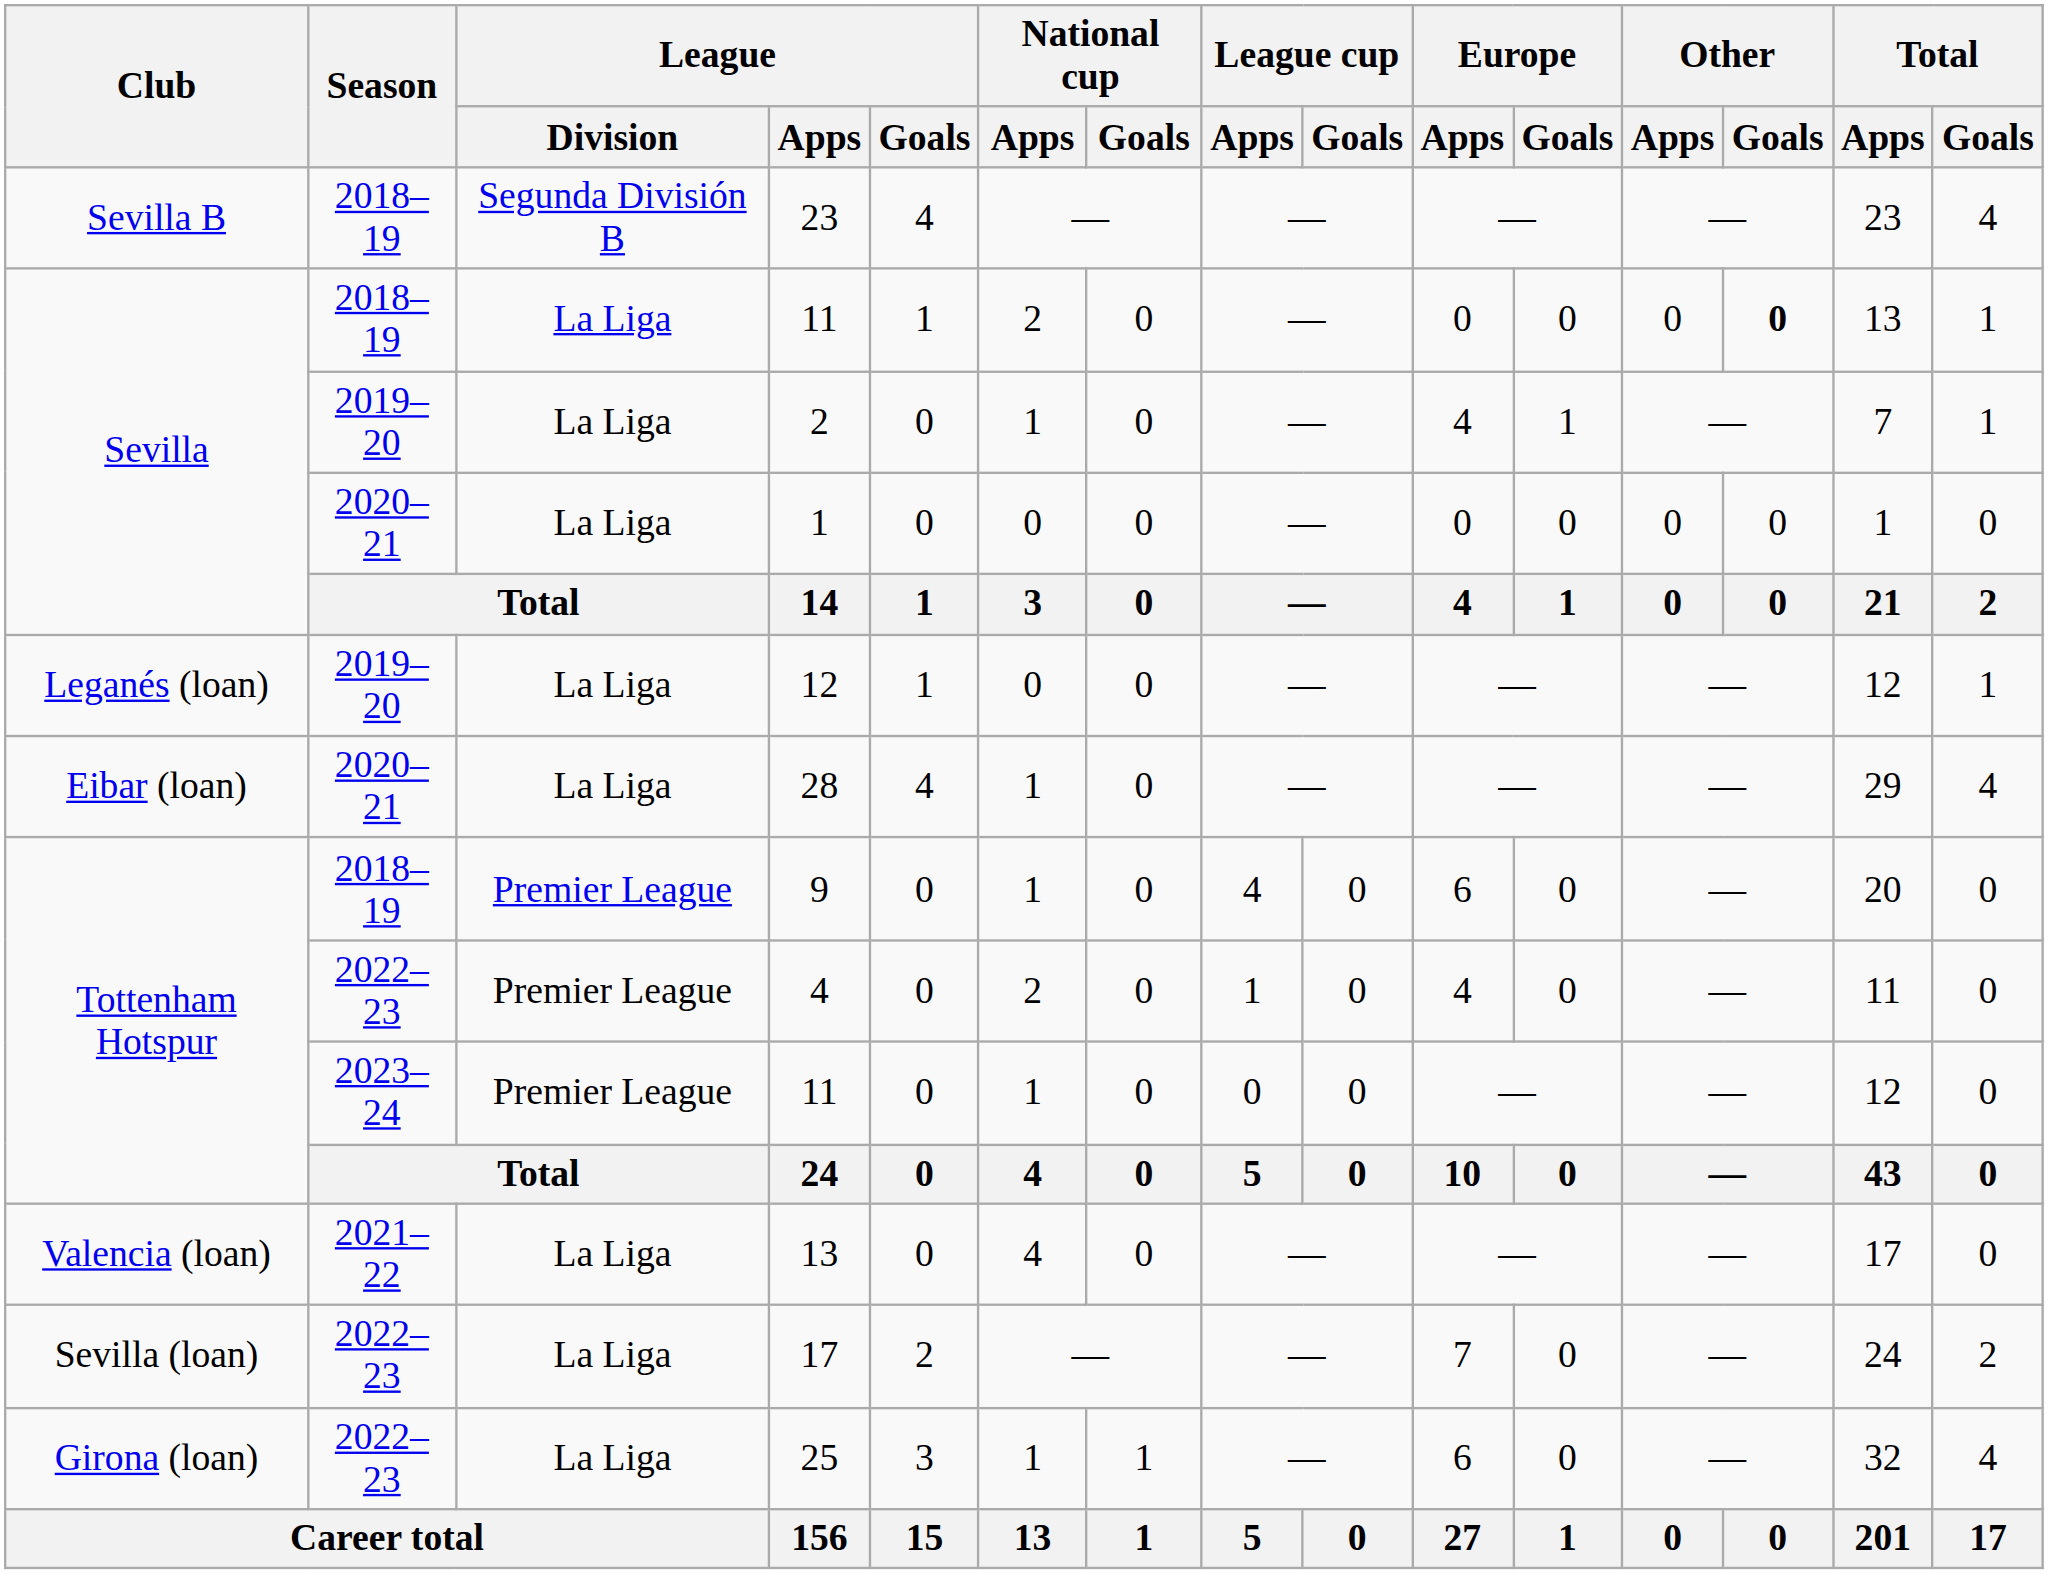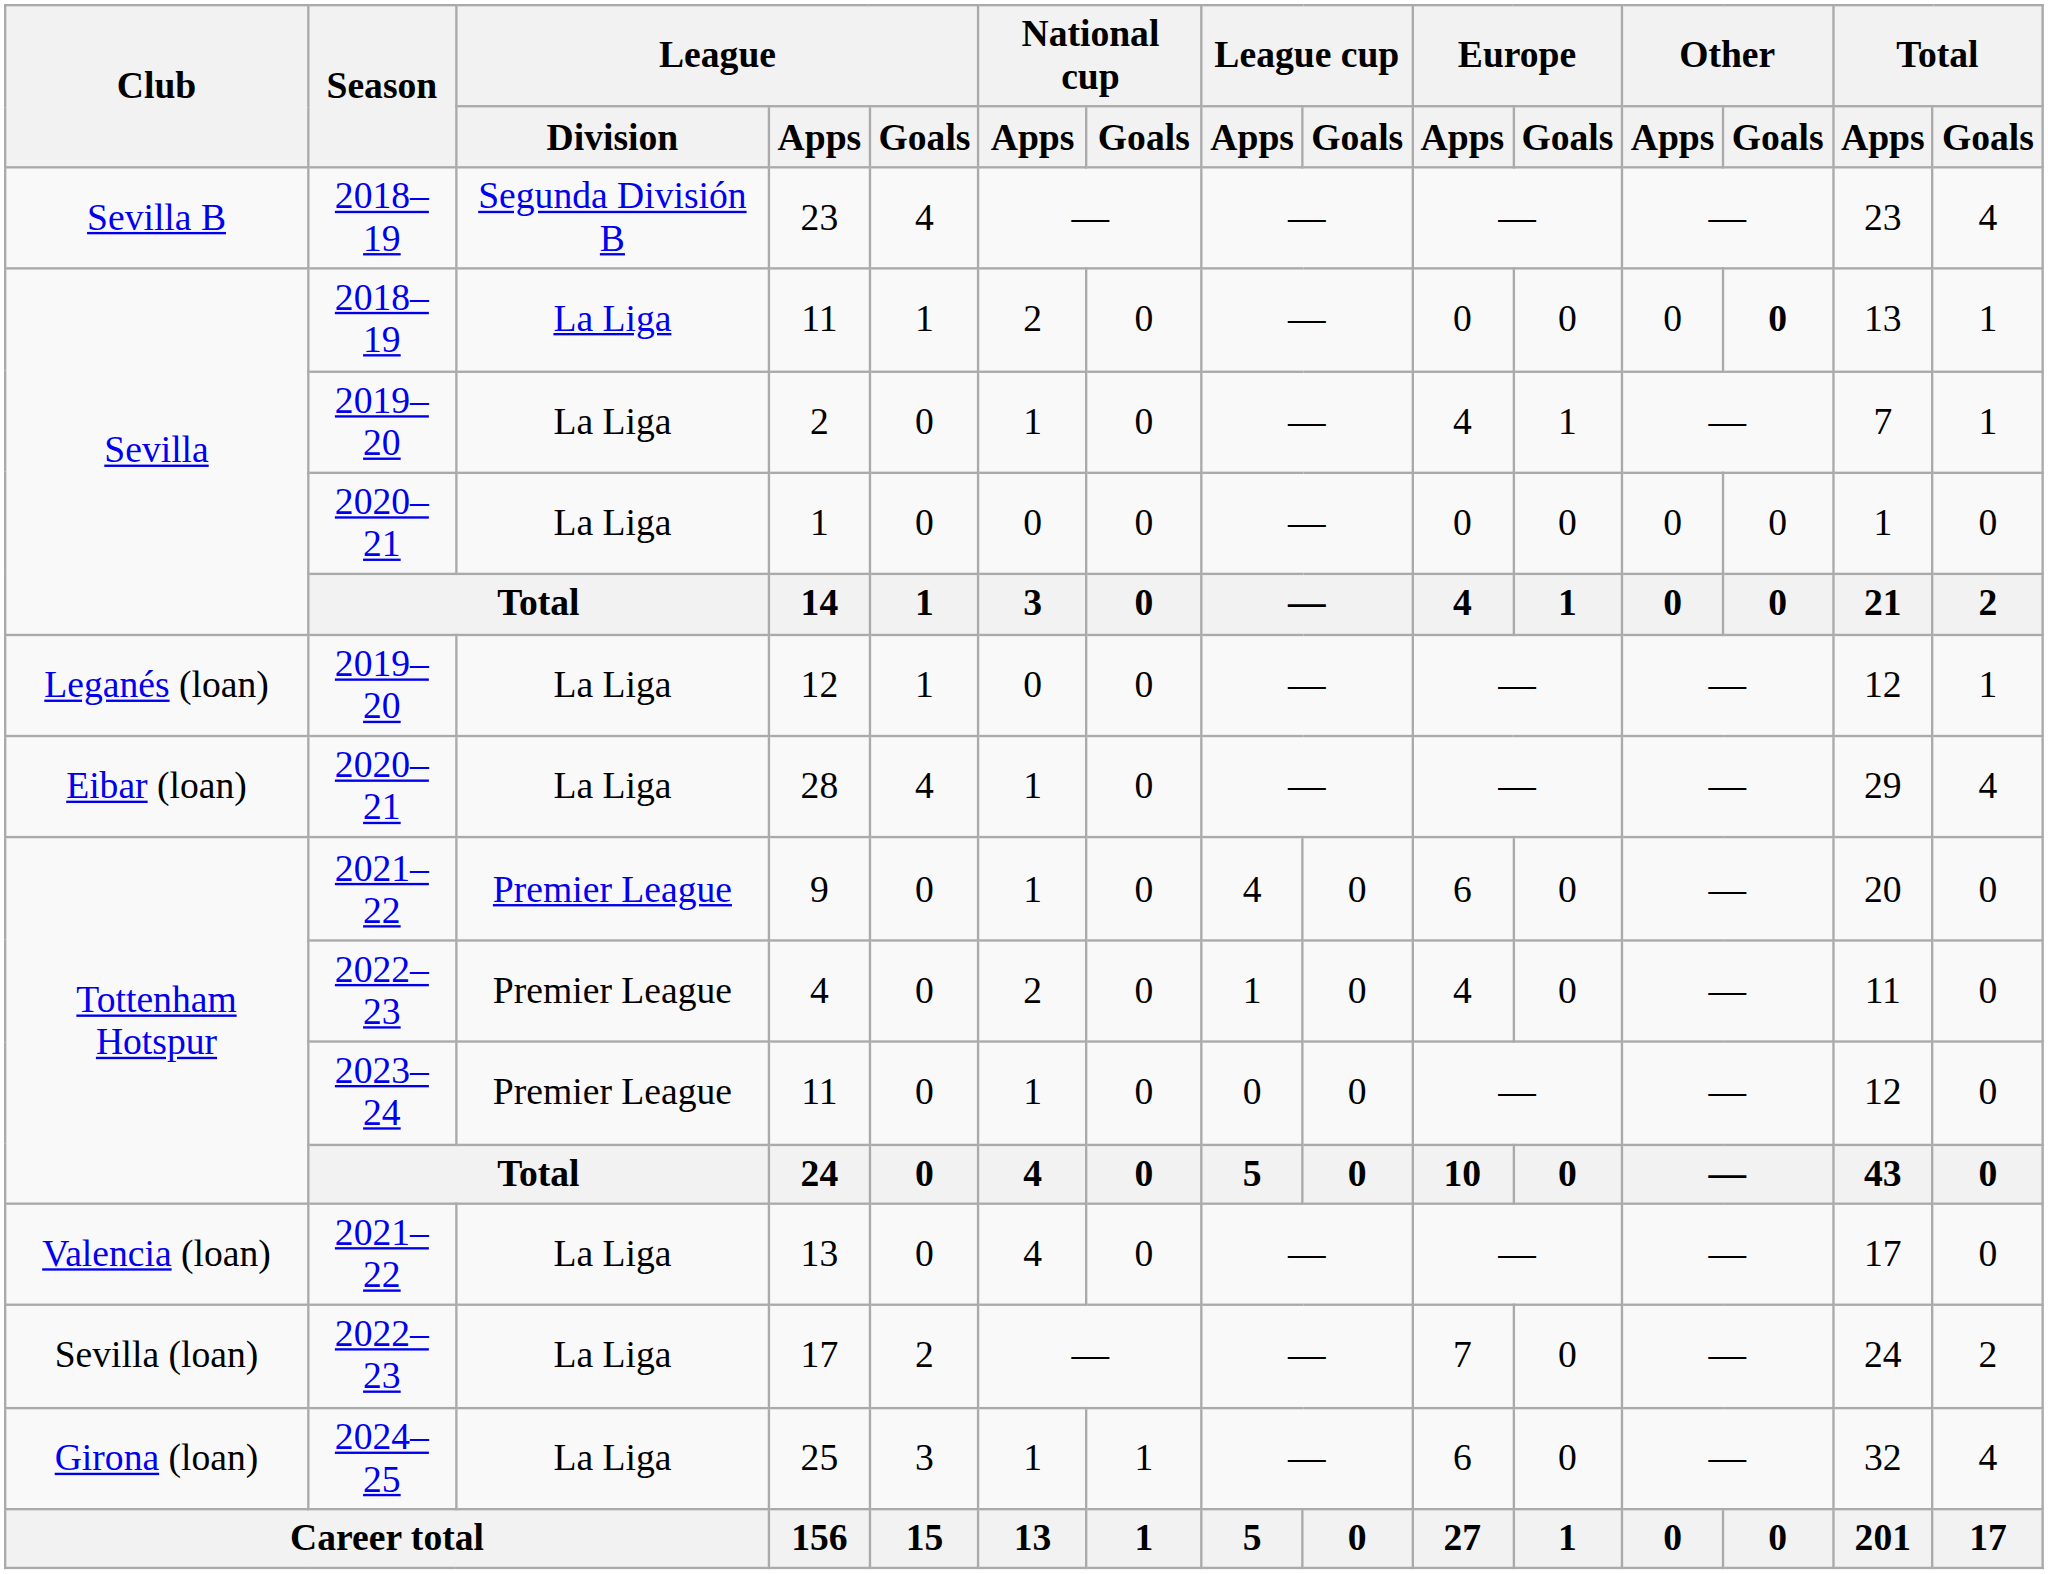(382, 888) 2018–19 -> (382, 888) 2021–22
(382, 1457) 2022–23 -> (382, 1457) 2024–25
